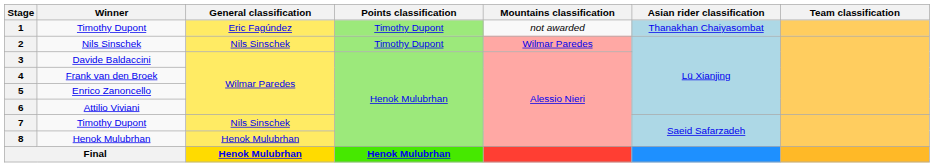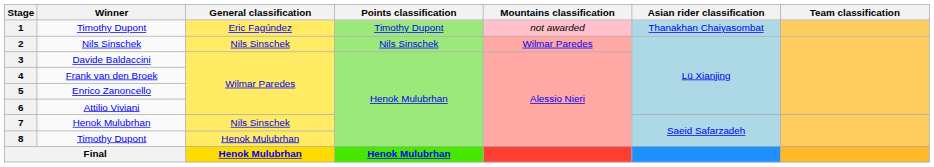(557, 28) no background -> (557, 28) pink background
(409, 44) Timothy Dupont -> (409, 44) Nils Sinschek
(112, 123) Timothy Dupont -> (112, 123) Henok Mulubrhan
(112, 139) Henok Mulubrhan -> (112, 139) Timothy Dupont
